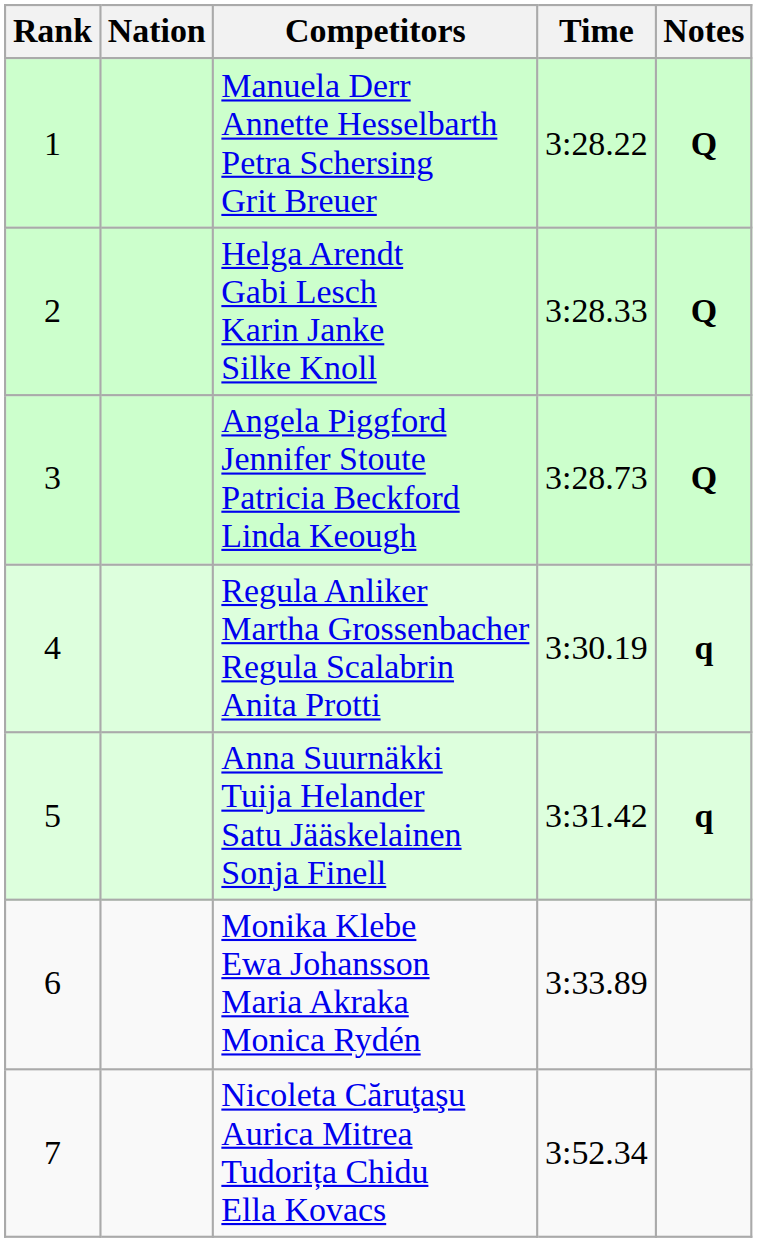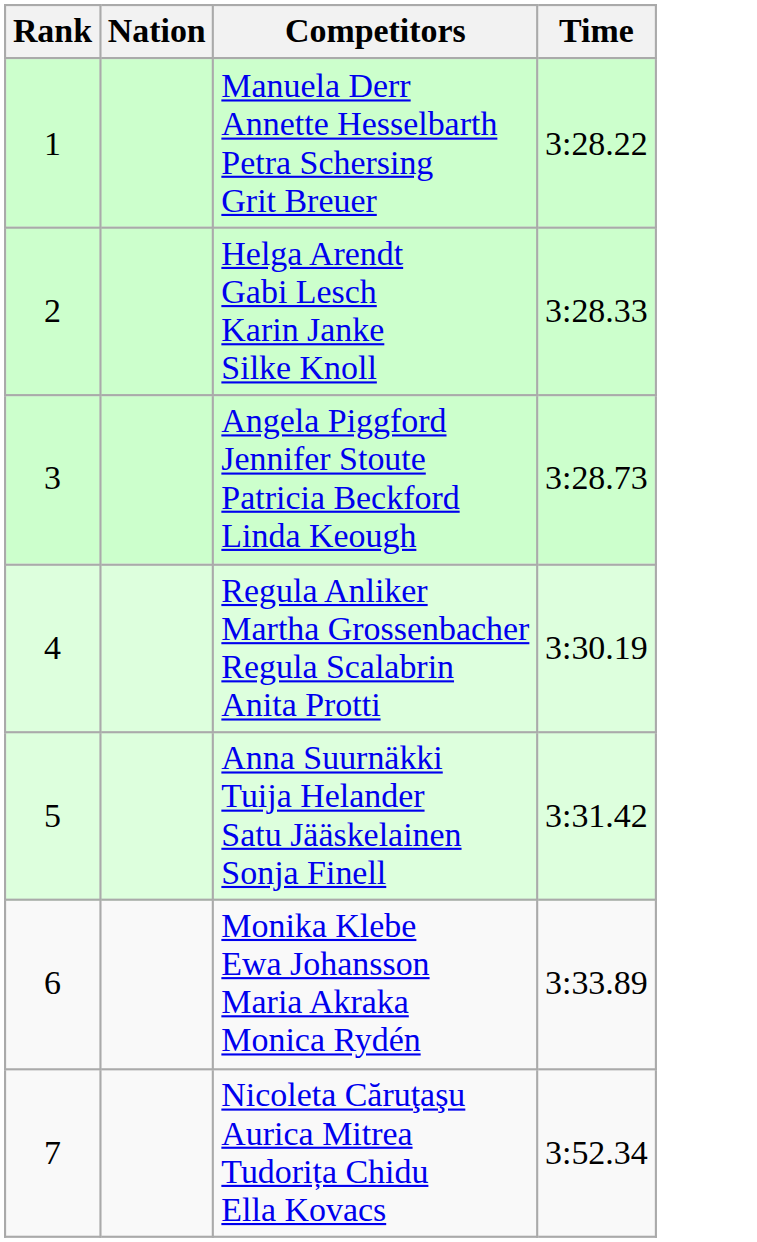- column: (704, 31)
